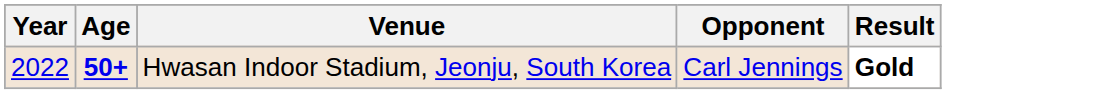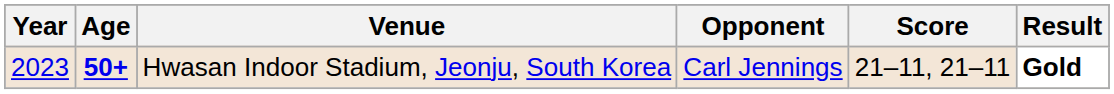+ column: (933, 26)
(40, 67) 2022 -> (40, 67) 2023
